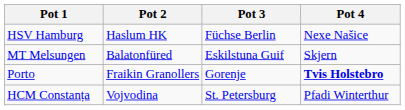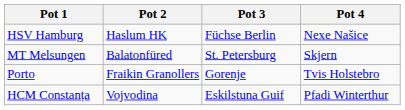(245, 54) Eskilstuna Guif -> (240, 54) St. Petersburg
(344, 74) bold -> (342, 74) normal
(240, 94) St. Petersburg -> (245, 94) Eskilstuna Guif
